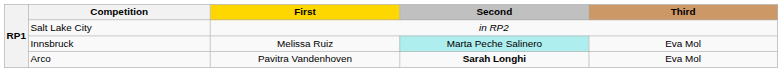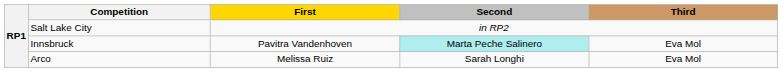(305, 43) Melissa Ruiz -> (305, 43) Pavitra Vandenhoven
(305, 59) Pavitra Vandenhoven -> (305, 59) Melissa Ruiz
(494, 59) bold -> (494, 59) normal
